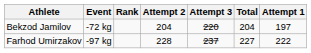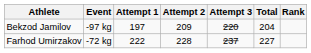columns swapped: (283, 12) <-> (127, 12)
(99, 27) -72 kg -> (99, 27) -97 kg
(164, 27) 204 -> (184, 27) 209
(99, 41) -97 kg -> (99, 41) -72 kg
